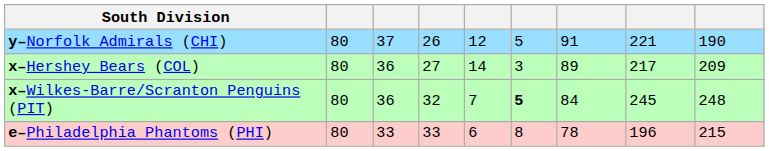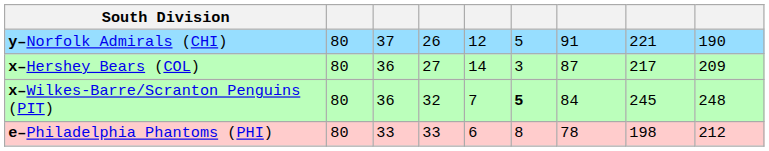(569, 67) 89 -> (569, 67) 87
(643, 134) 196 -> (643, 134) 198
(712, 134) 215 -> (712, 134) 212
